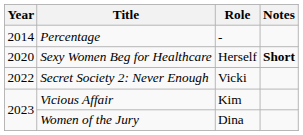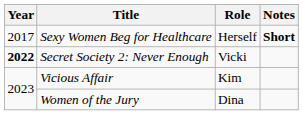- row: (70, 36)
(21, 57) 2020 -> (21, 36) 2017
(21, 78) normal -> (21, 57) bold
